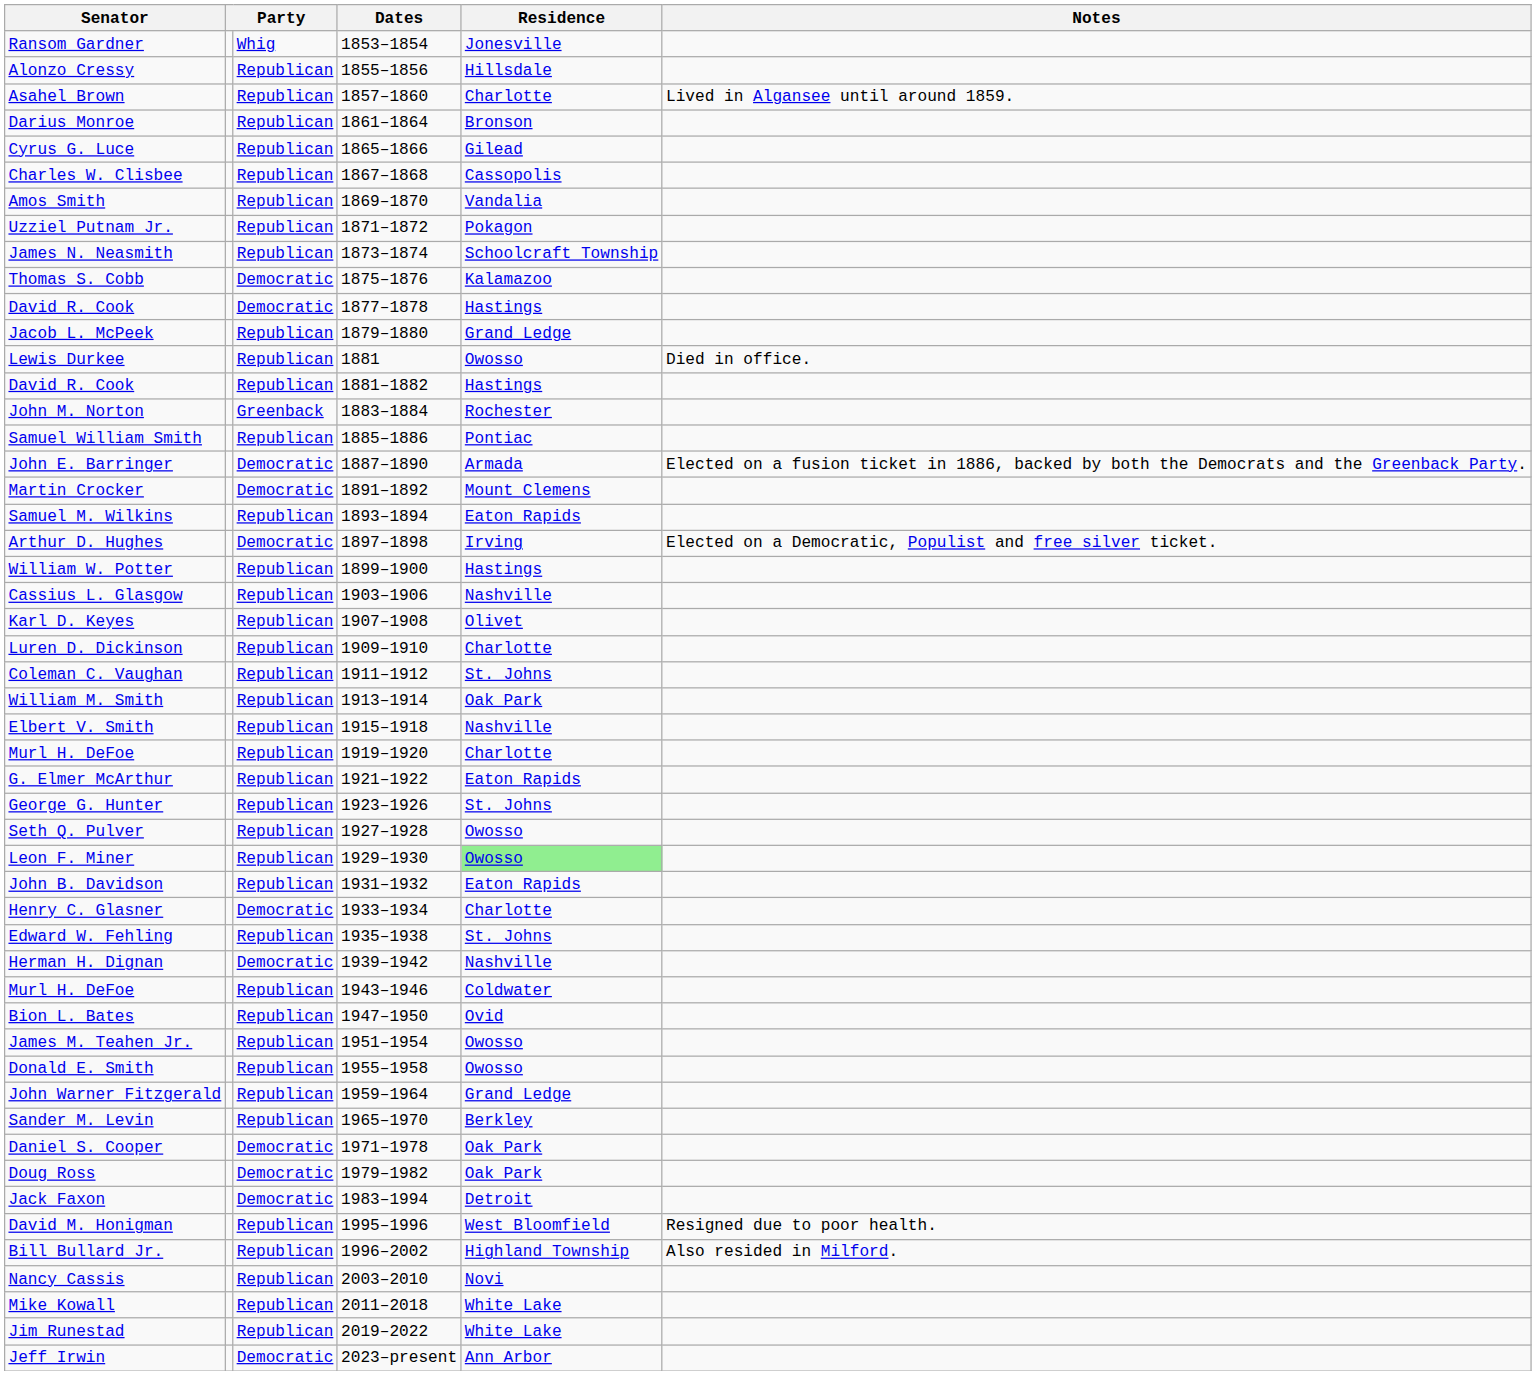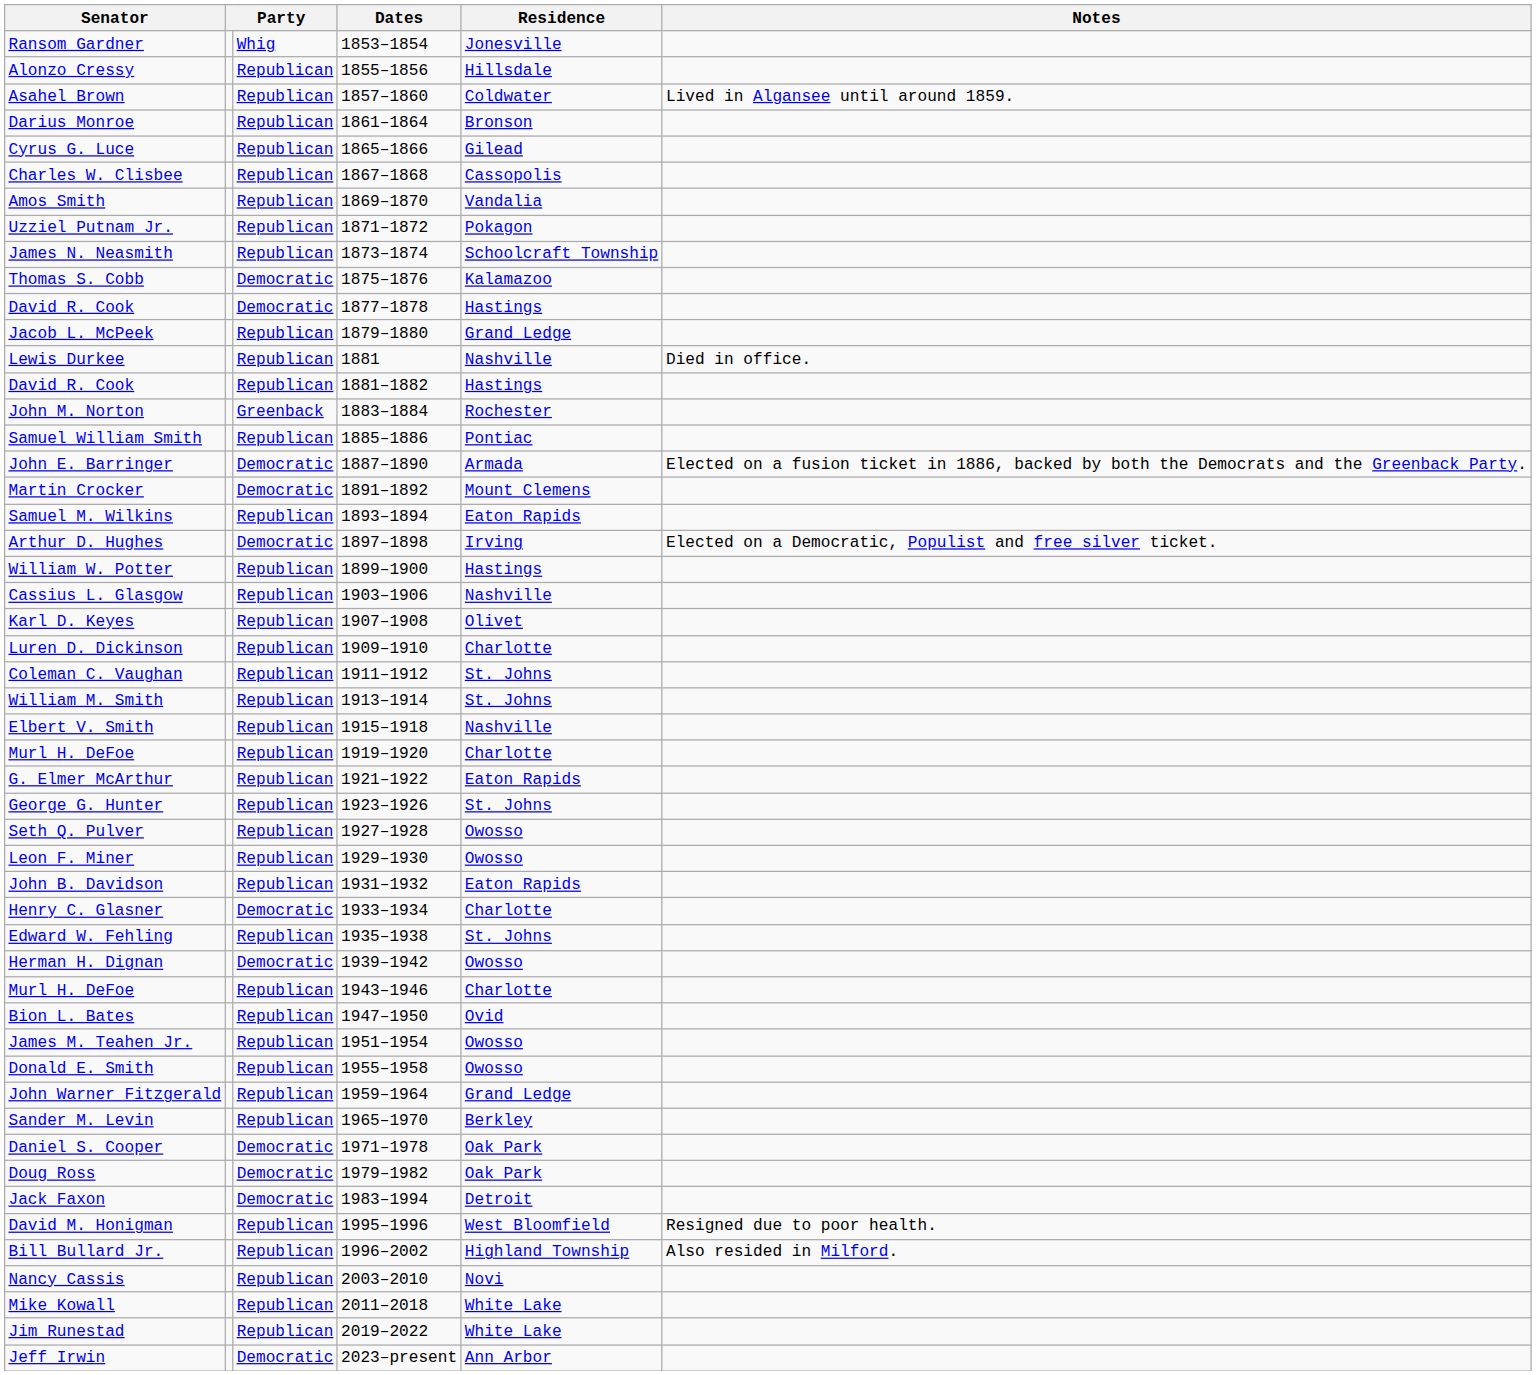(508, 97) Charlotte -> (508, 97) Coldwater
(494, 359) Owosso -> (508, 359) Nashville
(504, 701) Oak Park -> (508, 701) St. Johns
(494, 858) lightgreen background -> (494, 858) no background
(508, 964) Nashville -> (494, 964) Owosso
(508, 990) Coldwater -> (508, 990) Charlotte
